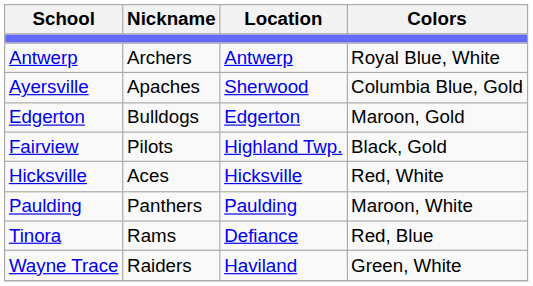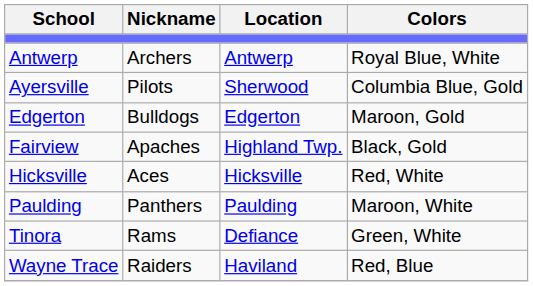(164, 87) Apaches -> (150, 87) Pilots
(150, 146) Pilots -> (164, 146) Apaches
(392, 235) Red, Blue -> (406, 235) Green, White
(406, 265) Green, White -> (392, 265) Red, Blue
